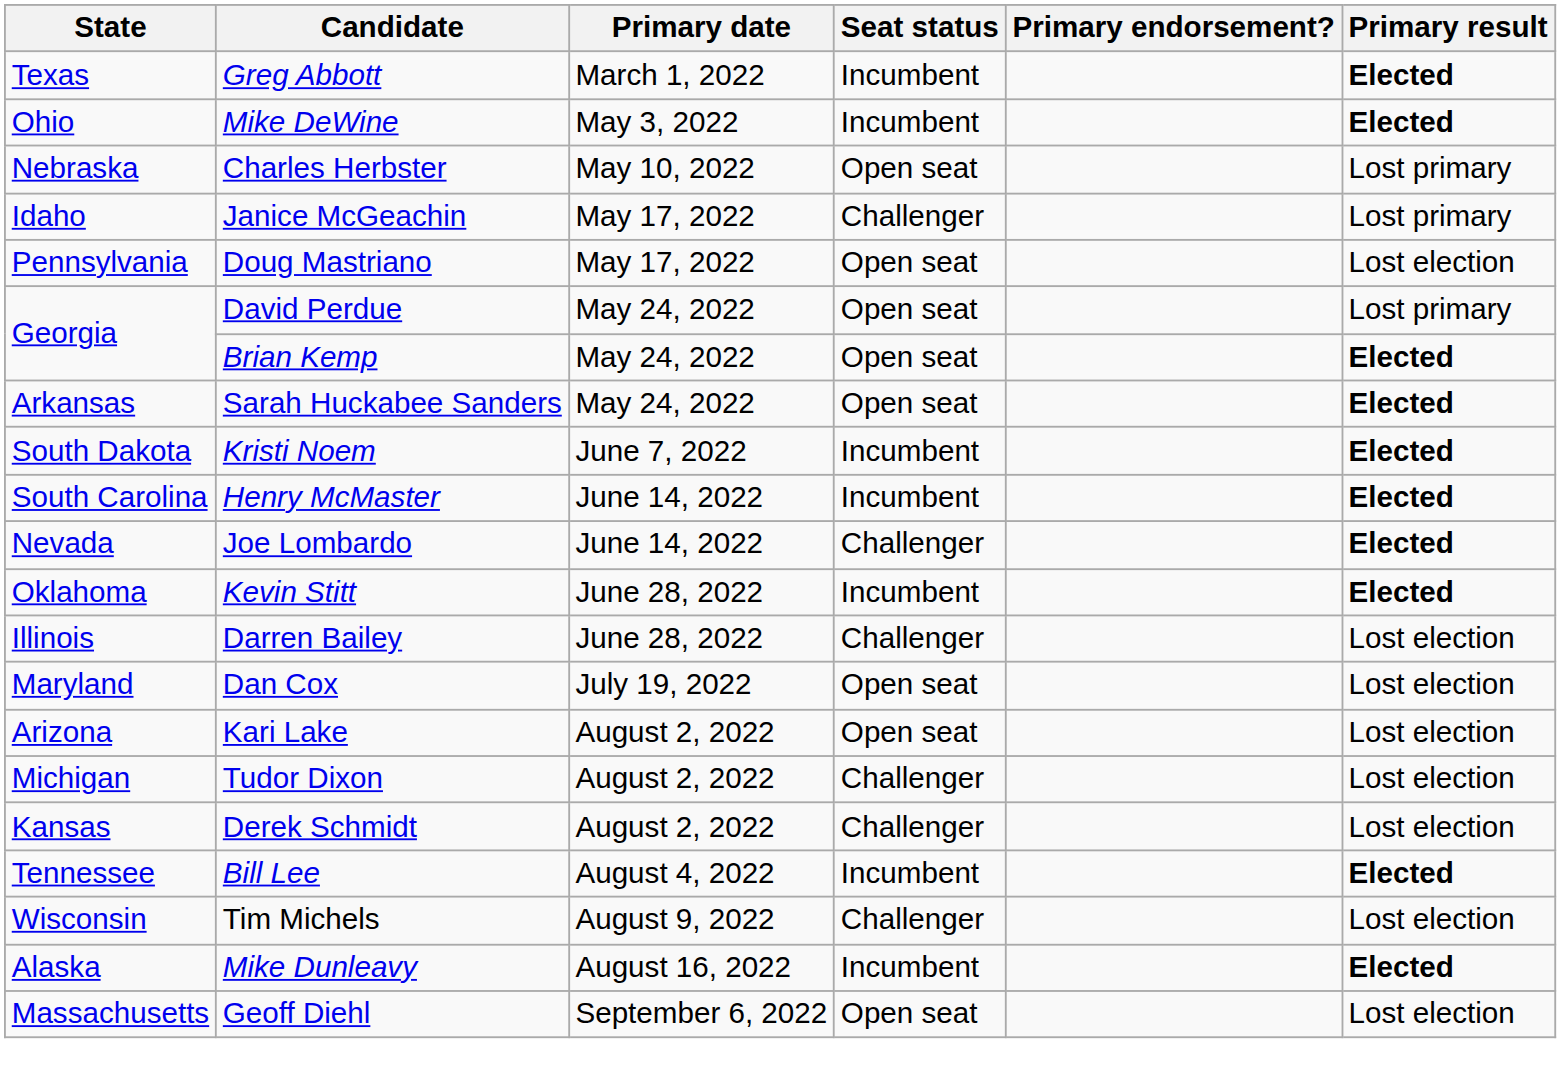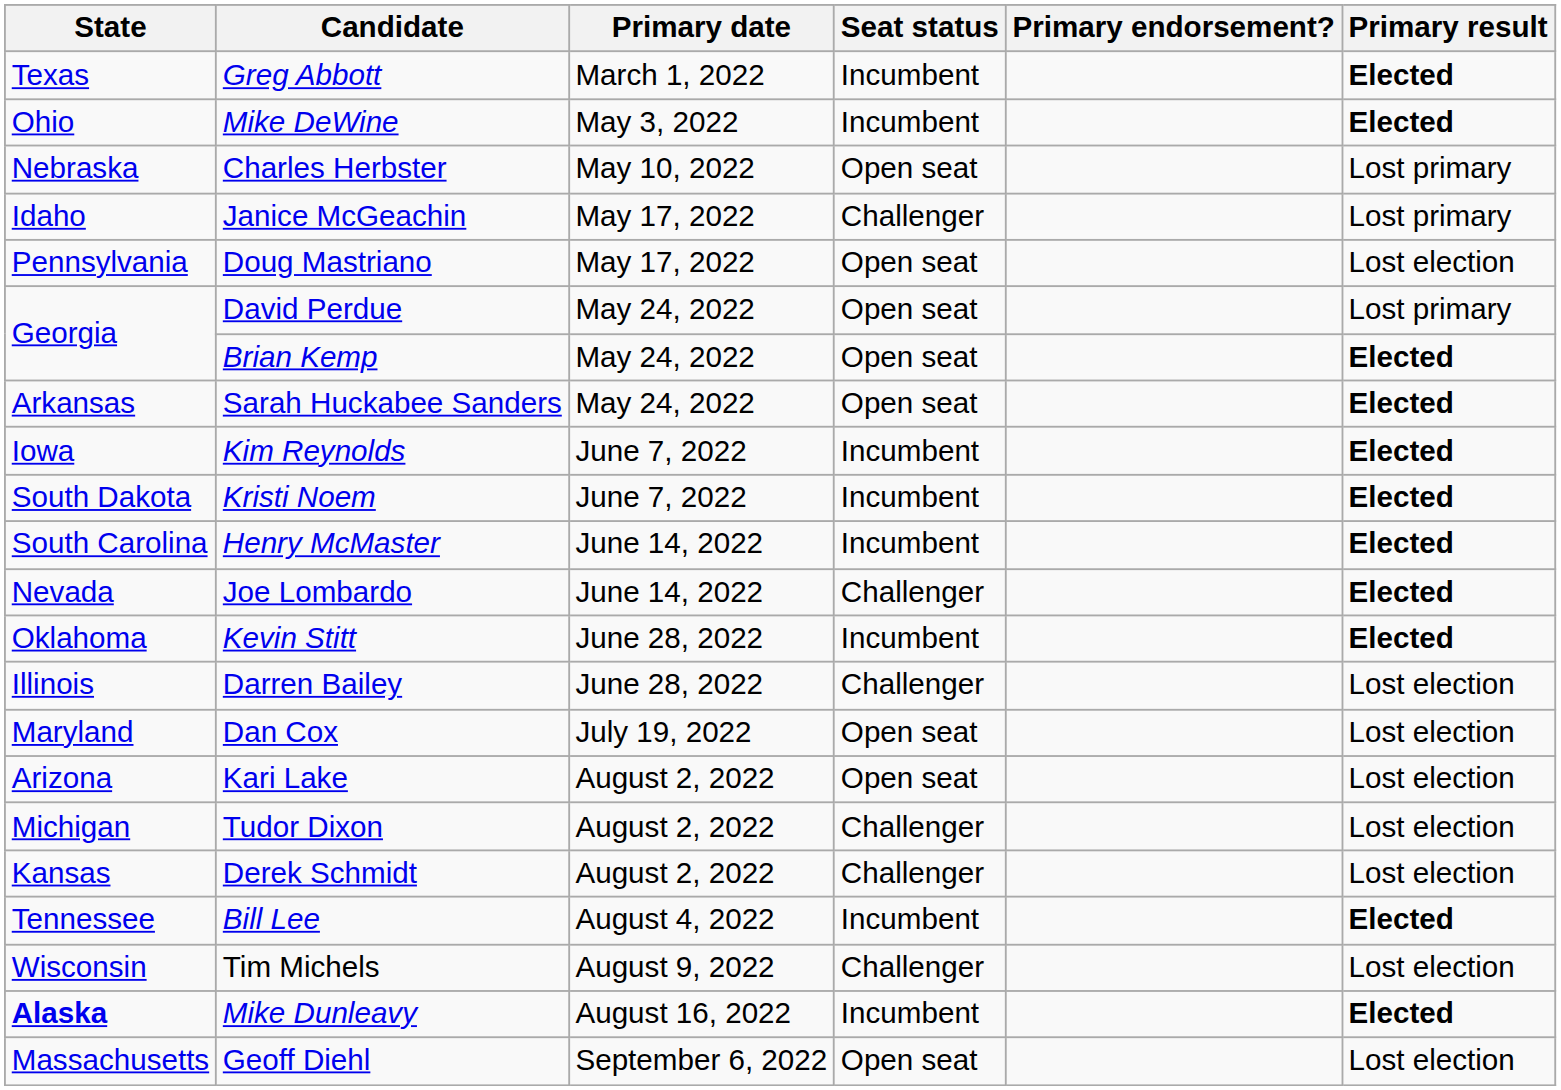+ row: (314, 450)
(56, 966) normal -> (59, 1013) bold
